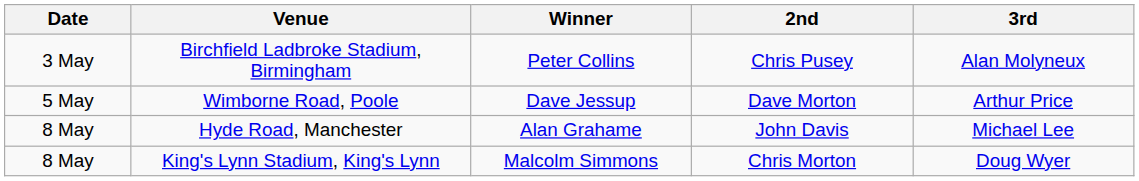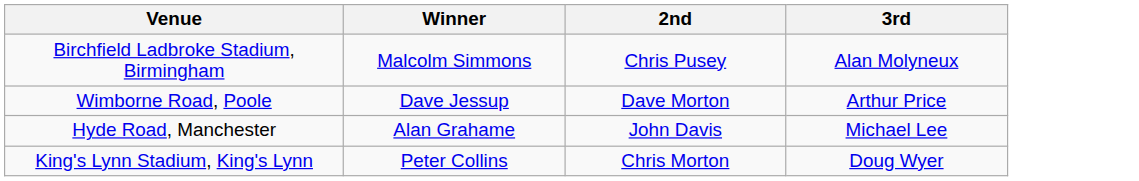- column: (68, 19)
(581, 60) Peter Collins -> (454, 60) Malcolm Simmons
(581, 160) Malcolm Simmons -> (454, 160) Peter Collins
